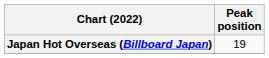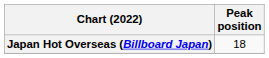(239, 44) 19 -> (239, 44) 18
